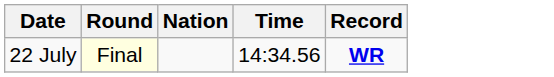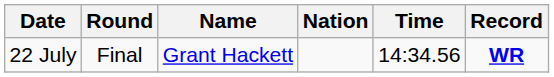+ column: (228, 21)
(120, 54) lightyellow background -> (120, 54) no background
